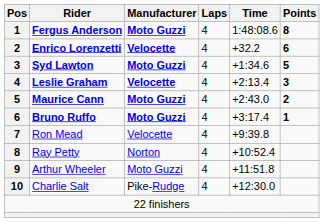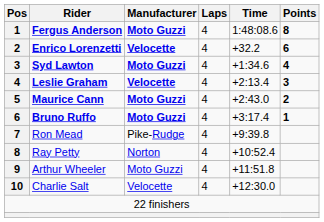(286, 65) 5 -> (286, 65) 4
(150, 134) Velocette -> (156, 134) Pike-Rudge
(156, 186) Pike-Rudge -> (150, 186) Velocette
